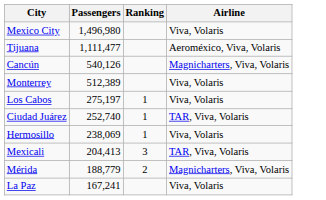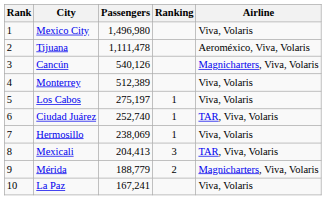+ column: (19, 13)
(100, 48) 1,111,477 -> (129, 48) 1,111,478
